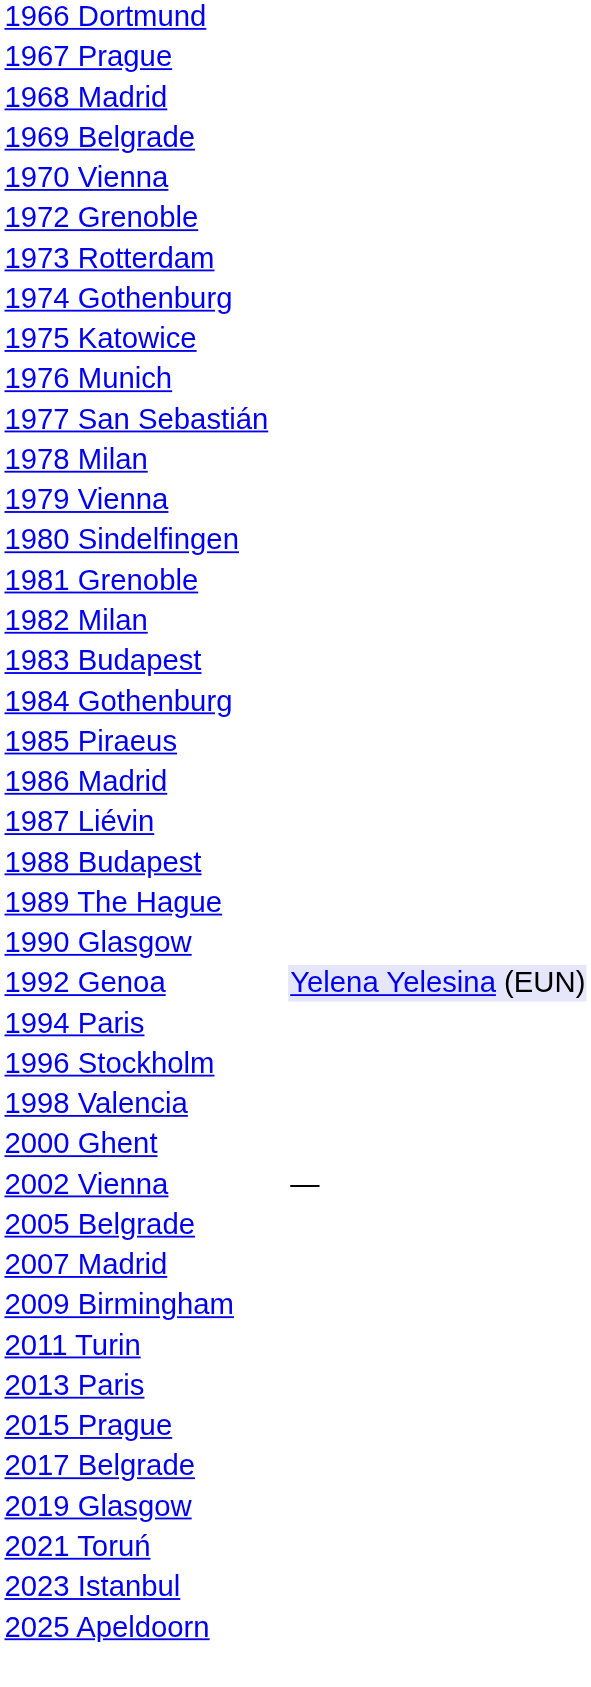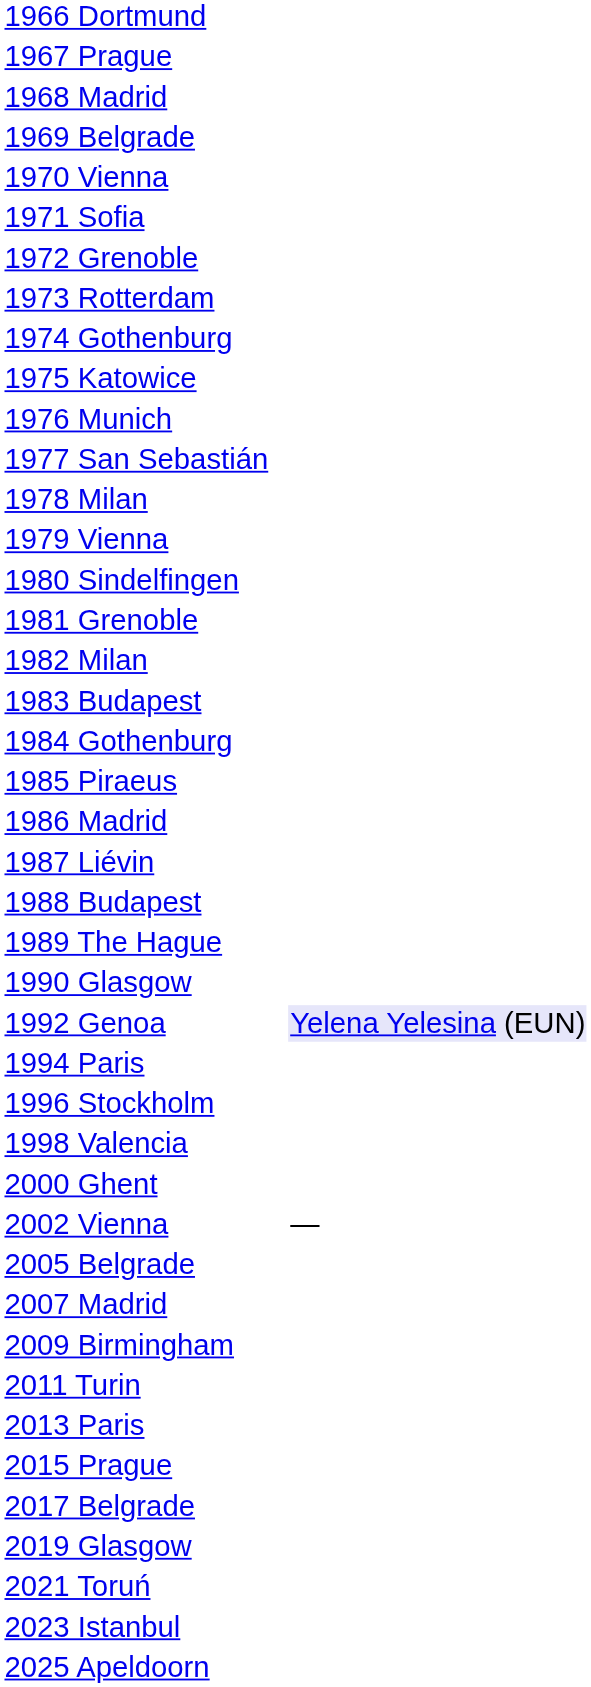+ row: (75, 217)
